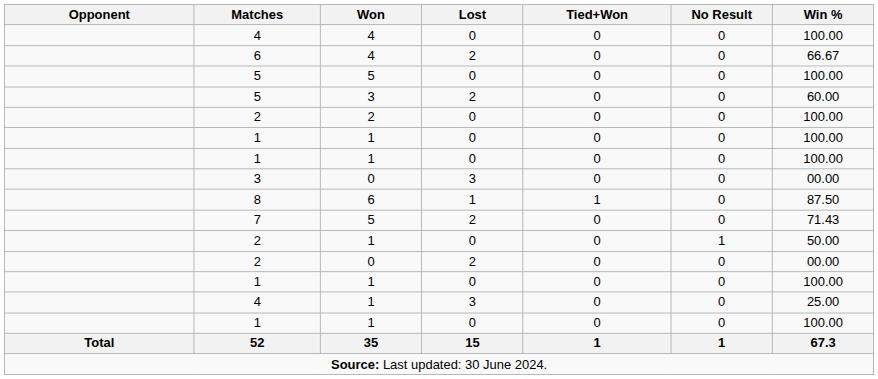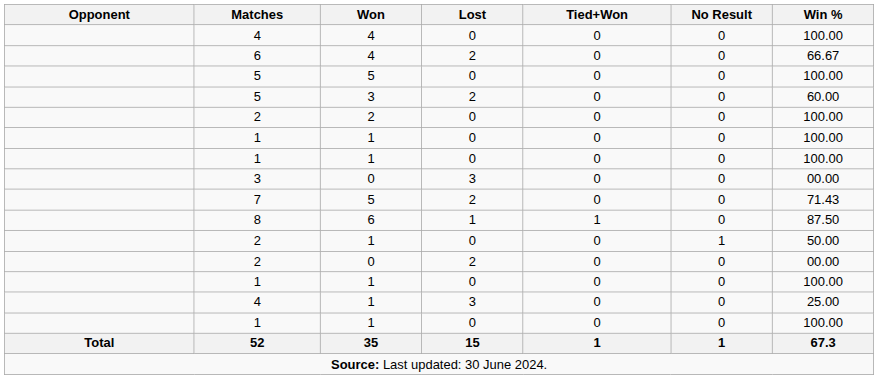rows swapped: (257, 199) <-> (257, 220)
